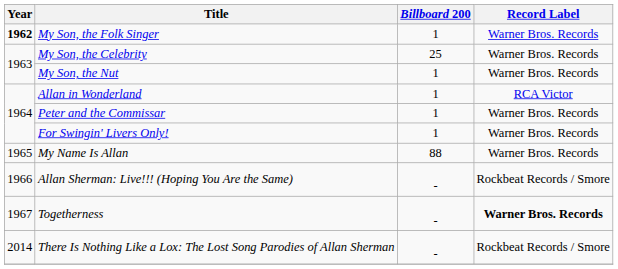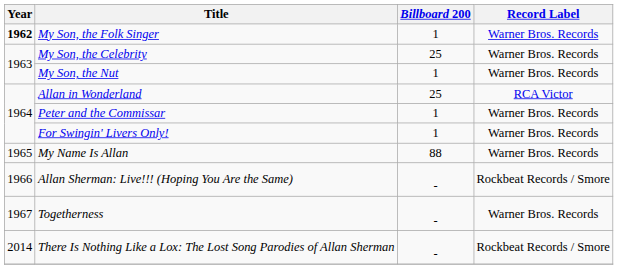(436, 93) 1 -> (436, 93) 25
(543, 213) bold -> (543, 213) normal
